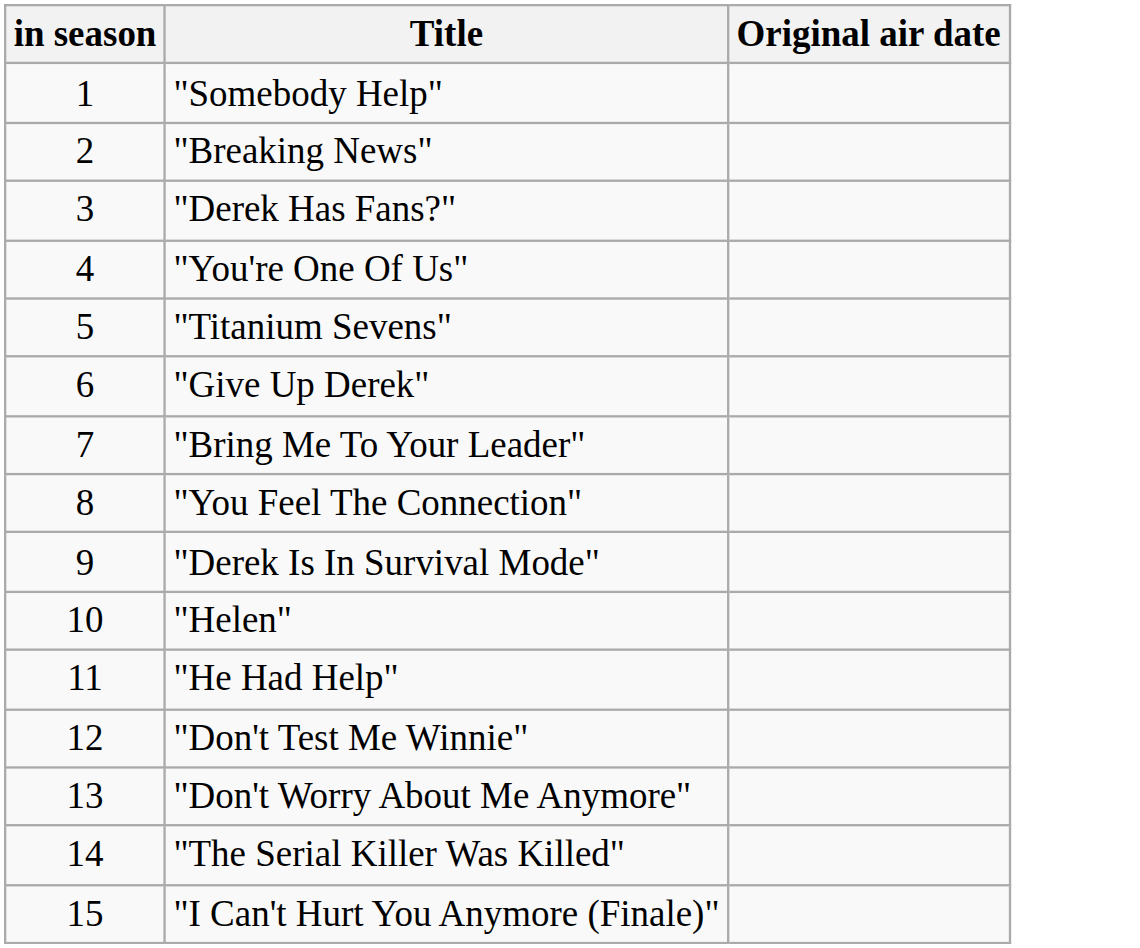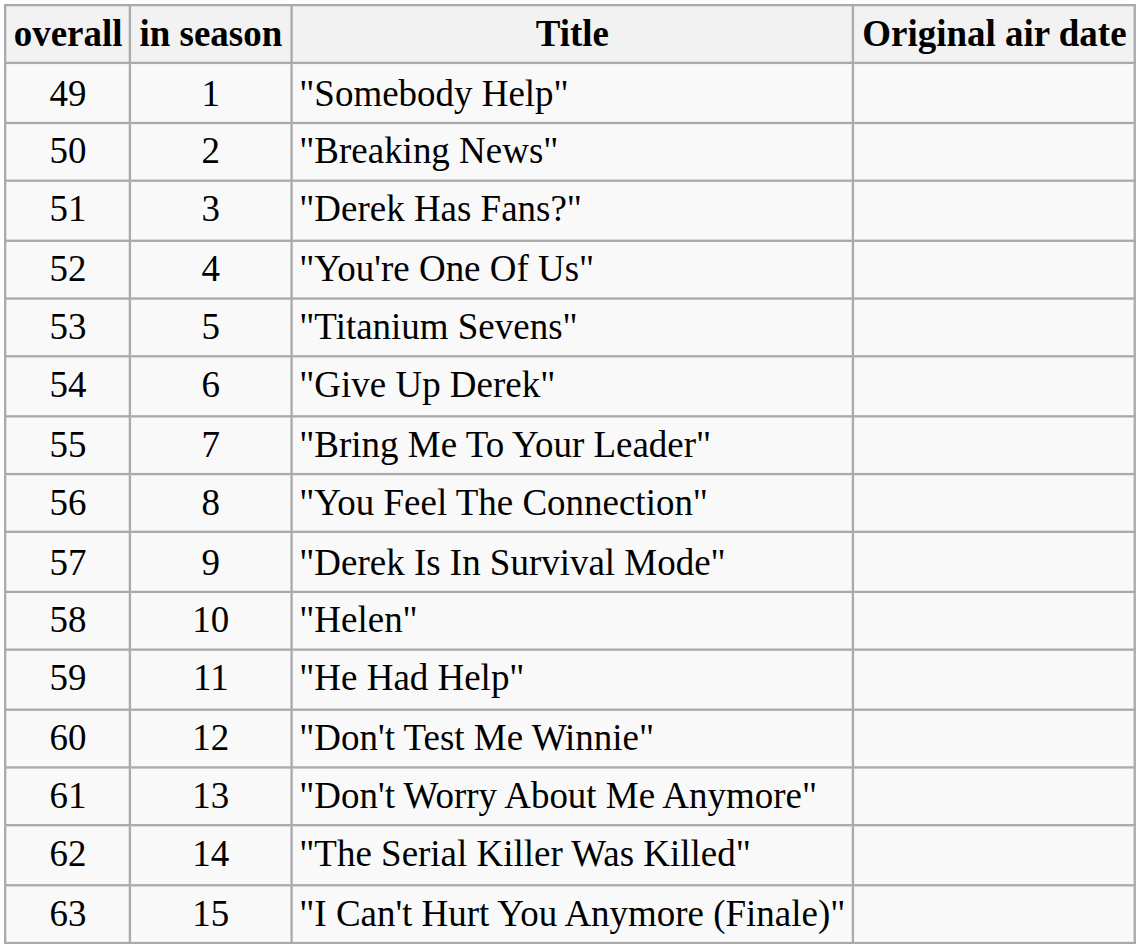+ column: (68, 33)
